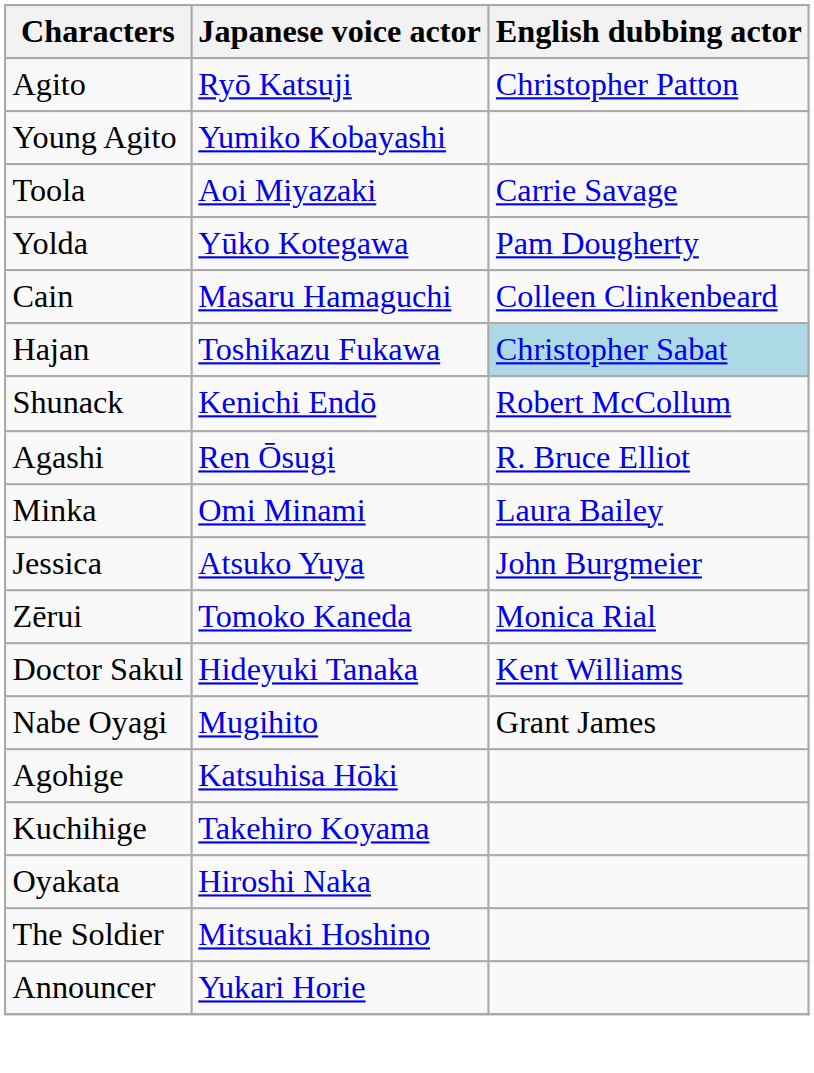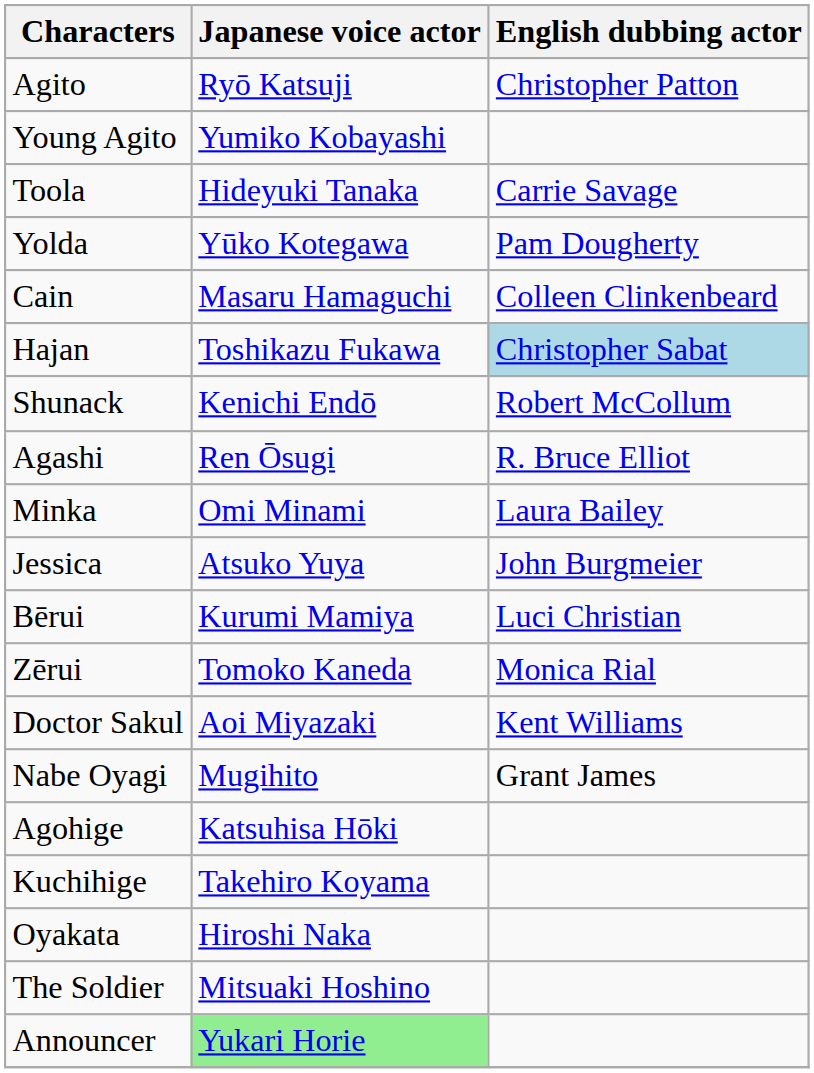(287, 190) Aoi Miyazaki -> (308, 190) Hideyuki Tanaka
+ row: (48, 615)
(308, 668) Hideyuki Tanaka -> (287, 721) Aoi Miyazaki
(282, 987) no background -> (282, 1040) lightgreen background
